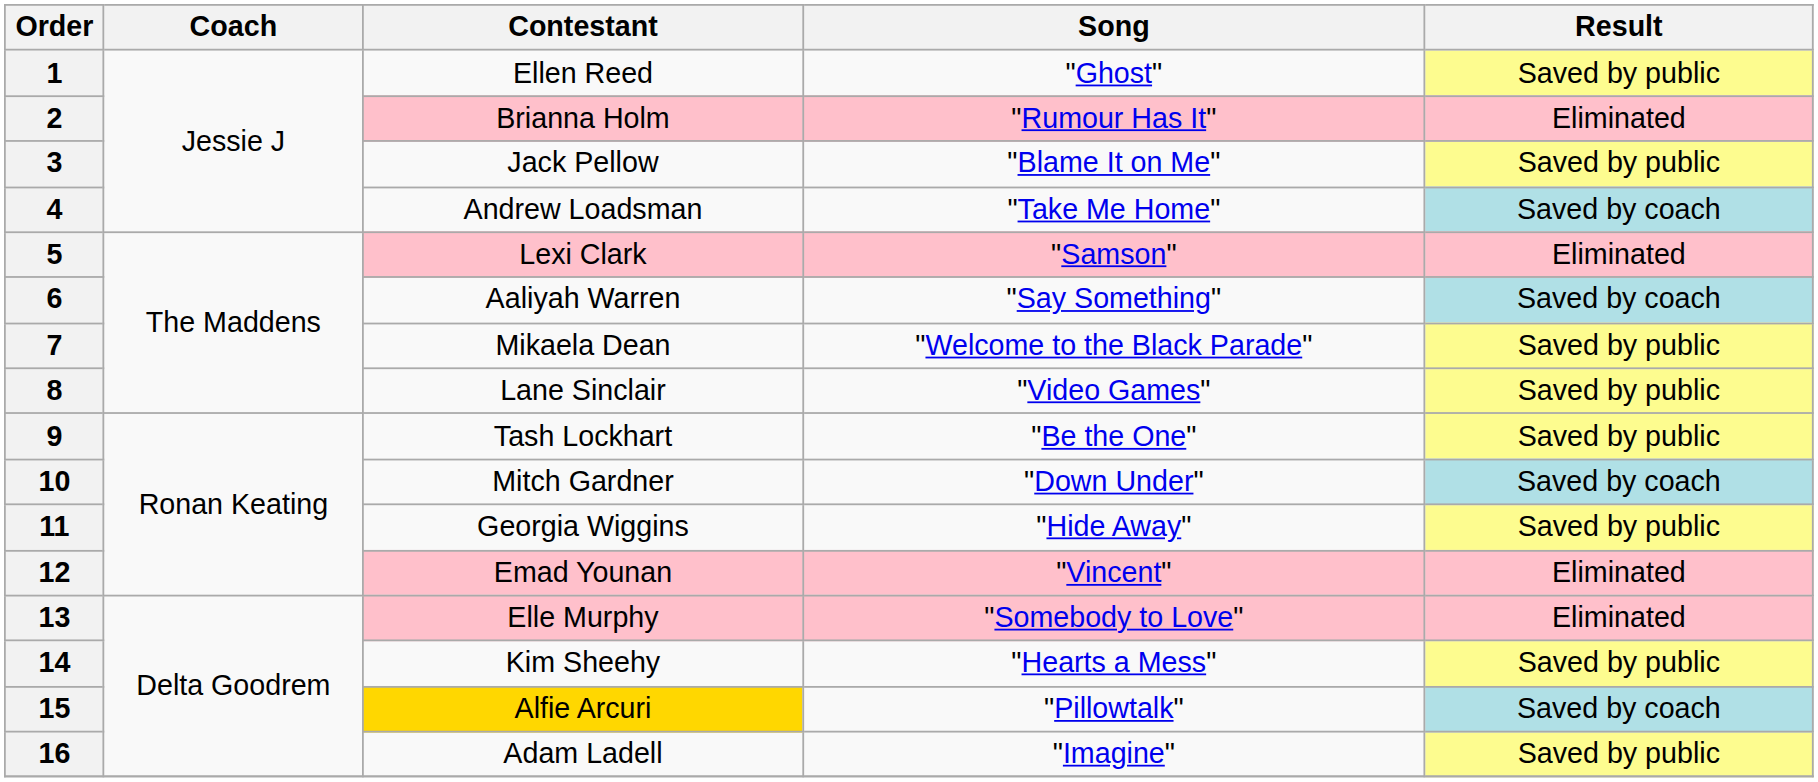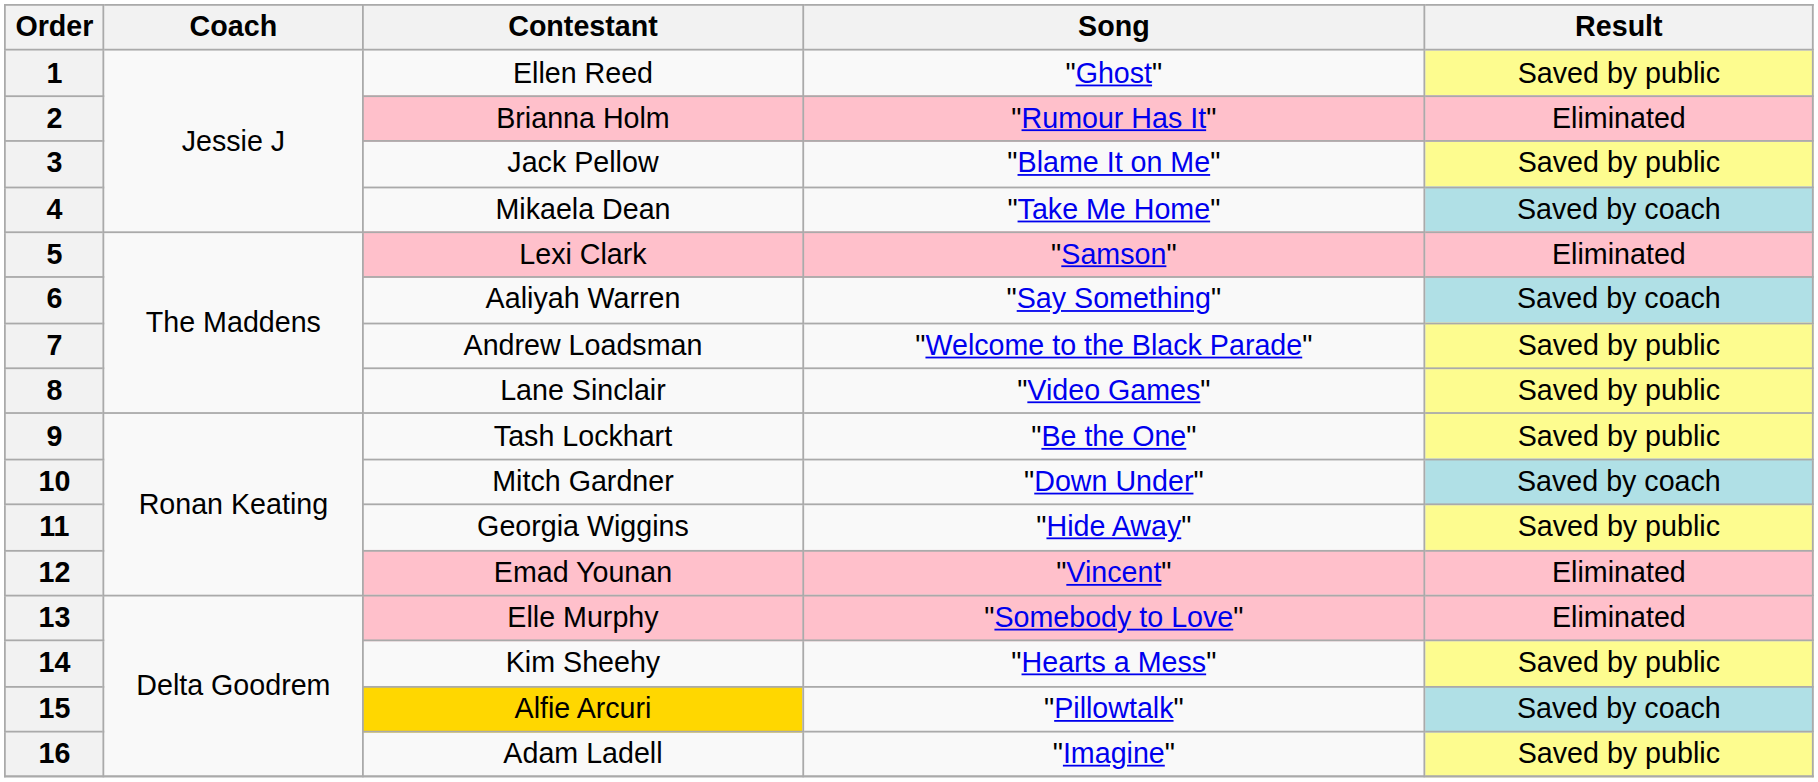(583, 208) Andrew Loadsman -> (583, 208) Mikaela Dean
(583, 345) Mikaela Dean -> (583, 345) Andrew Loadsman
